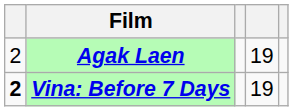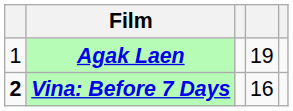(15, 55) 2 -> (15, 55) 1
(262, 88) 19 -> (262, 88) 16
